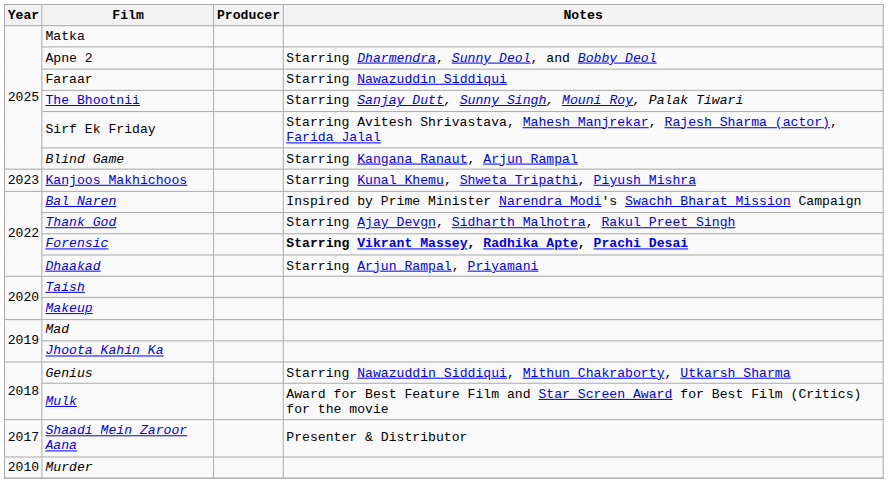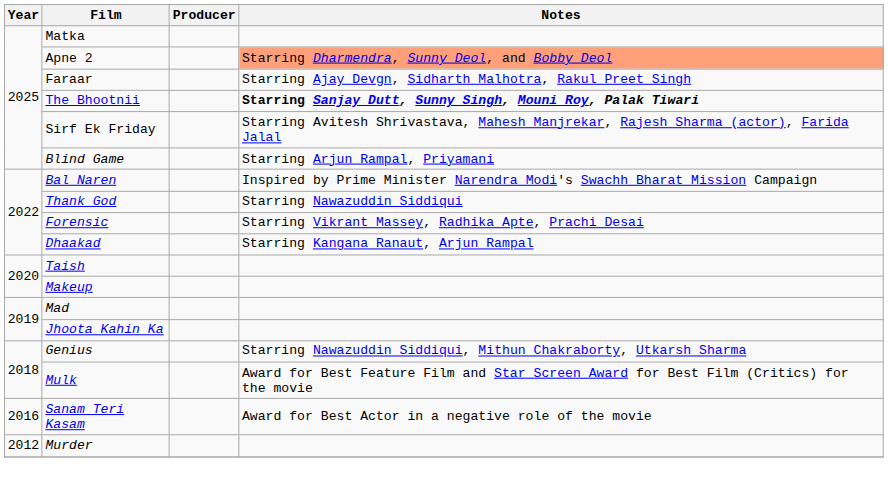(471, 58) no background -> (427, 58) lightsalmon background
(397, 79) Starring Nawazuddin Siddiqui -> (467, 79) Starring Ajay Devgn, Sidharth Malhotra, Rakul Preet Singh
(515, 101) normal -> (470, 101) bold
(432, 159) Starring Kangana Ranaut, Arjun Rampal -> (368, 159) Starring Arjun Rampal, Priyamani
- row: (116, 180)
(511, 223) Starring Ajay Devgn, Sidharth Malhotra, Rakul Preet Singh -> (352, 202) Starring Nawazuddin Siddiqui
(487, 244) bold -> (443, 223) normal
(412, 266) Starring Arjun Rampal, Priyamani -> (388, 244) Starring Kangana Ranaut, Arjun Rampal
- row: (116, 438)
+ row: (85, 417)
(23, 467) 2010 -> (23, 446) 2012
